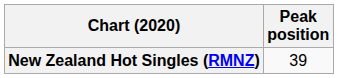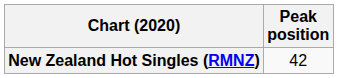(298, 60) 39 -> (298, 60) 42
